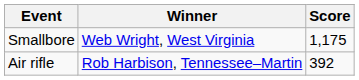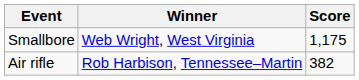(322, 63) 392 -> (322, 63) 382
